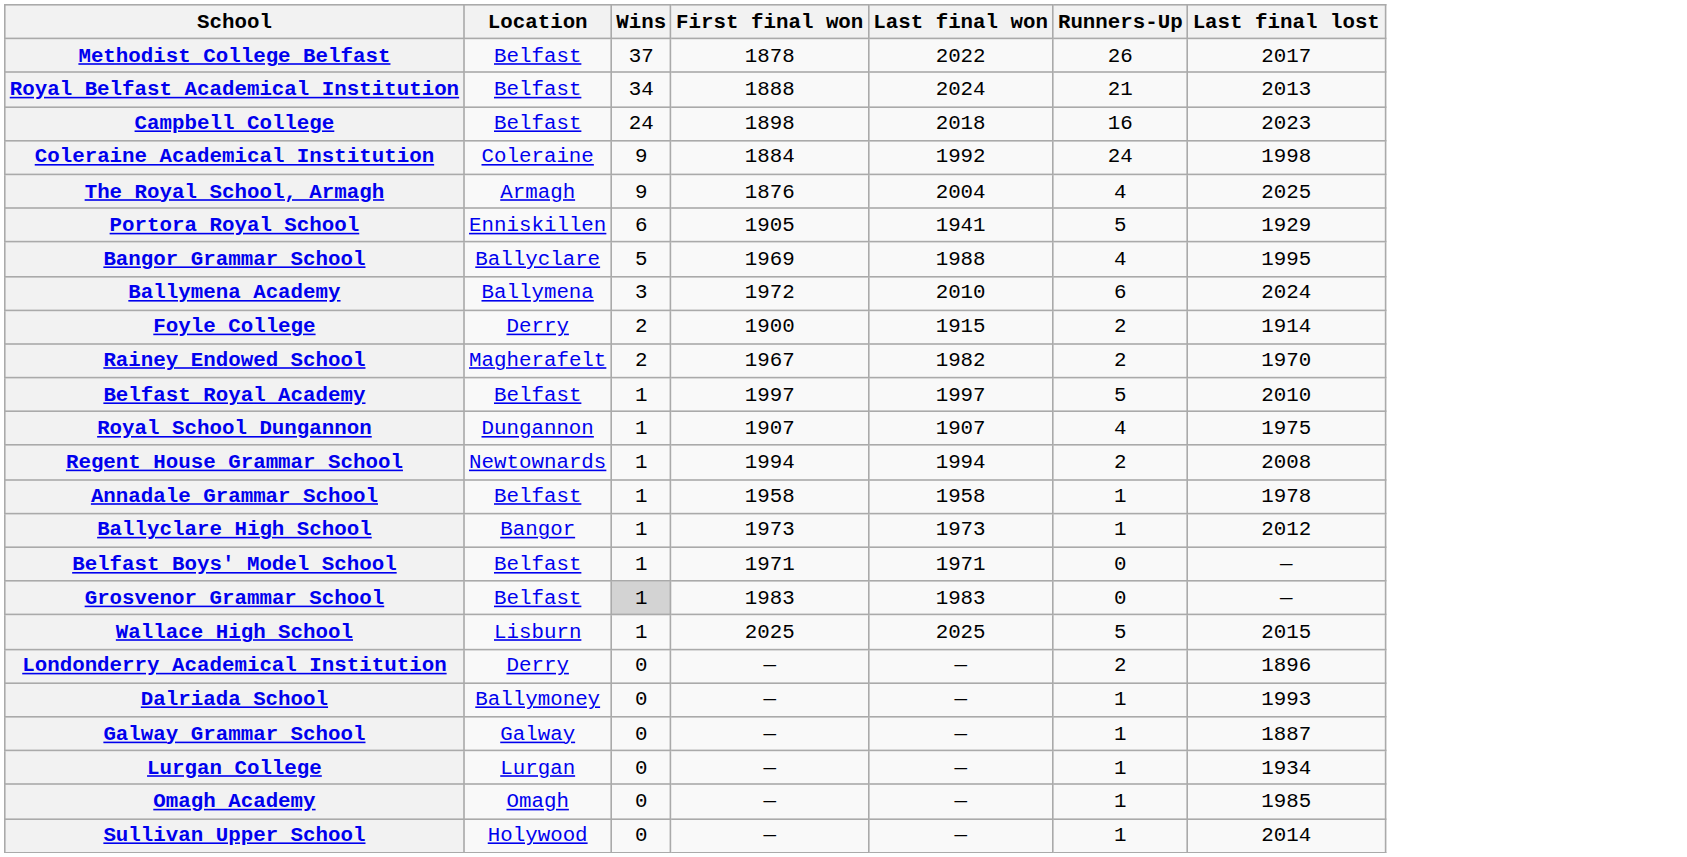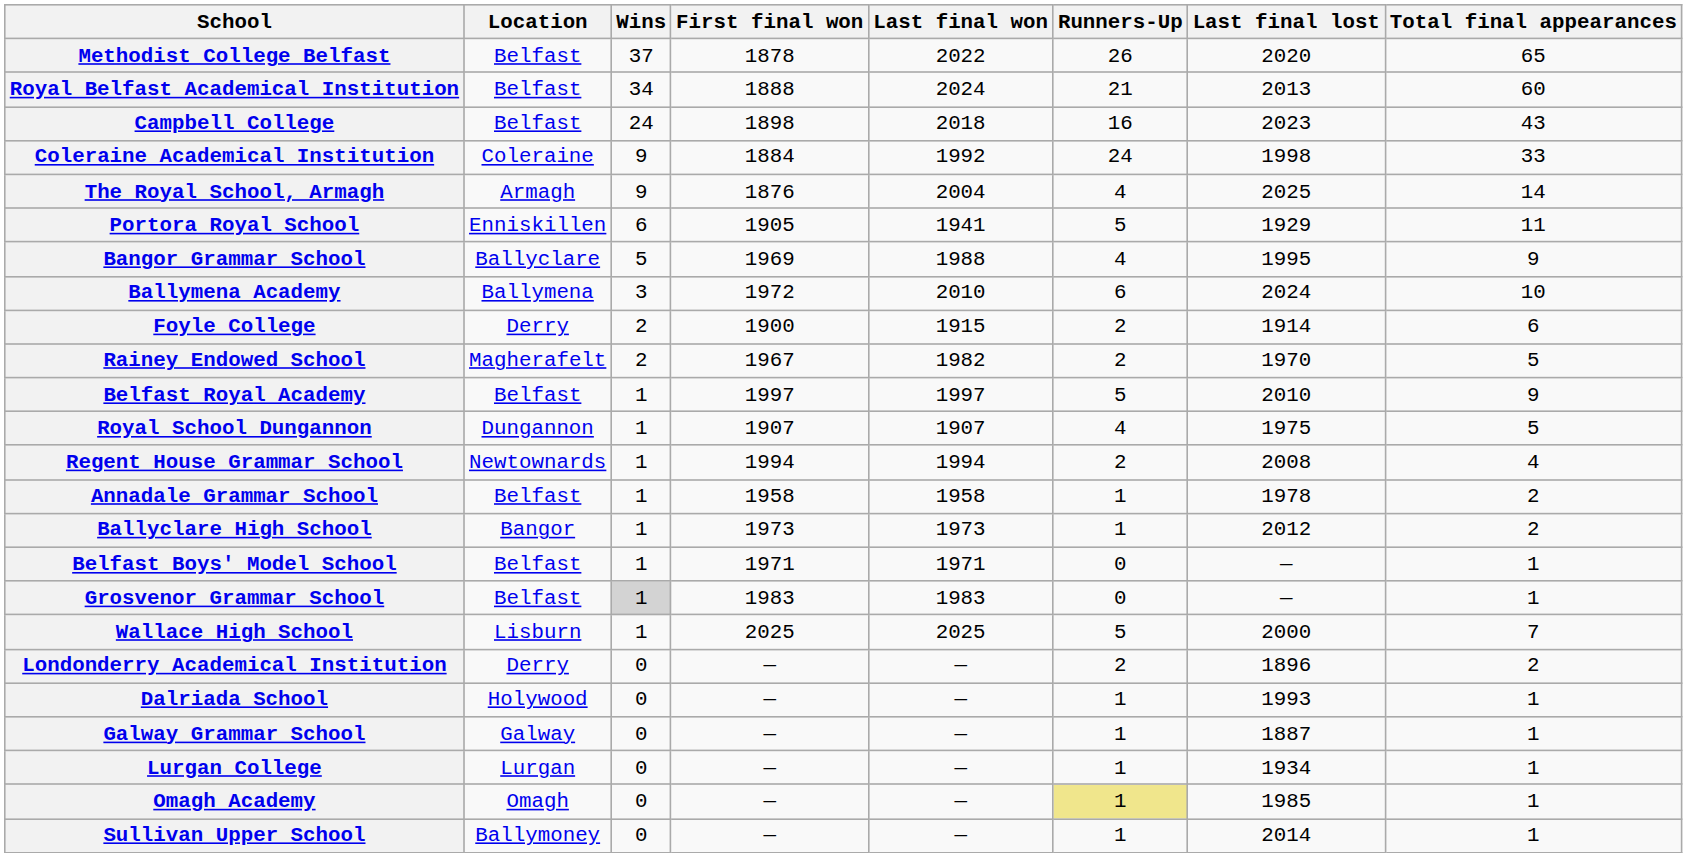+ column: (1533, 22)
(1286, 56) 2017 -> (1286, 56) 2020
(1286, 632) 2015 -> (1286, 632) 2000
(538, 700) Ballymoney -> (538, 700) Holywood
(1120, 801) no background -> (1120, 801) khaki background
(538, 835) Holywood -> (538, 835) Ballymoney
